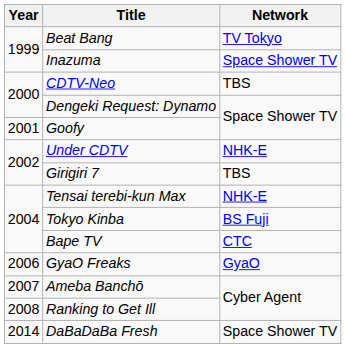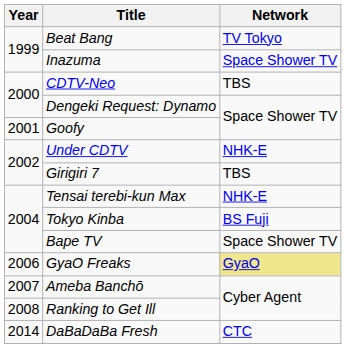(237, 241) CTC -> (280, 241) Space Shower TV
(241, 264) no background -> (241, 264) khaki background
(280, 331) Space Shower TV -> (237, 331) CTC
